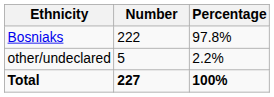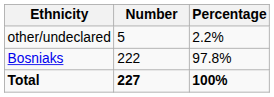rows swapped: (36, 37) <-> (59, 59)
